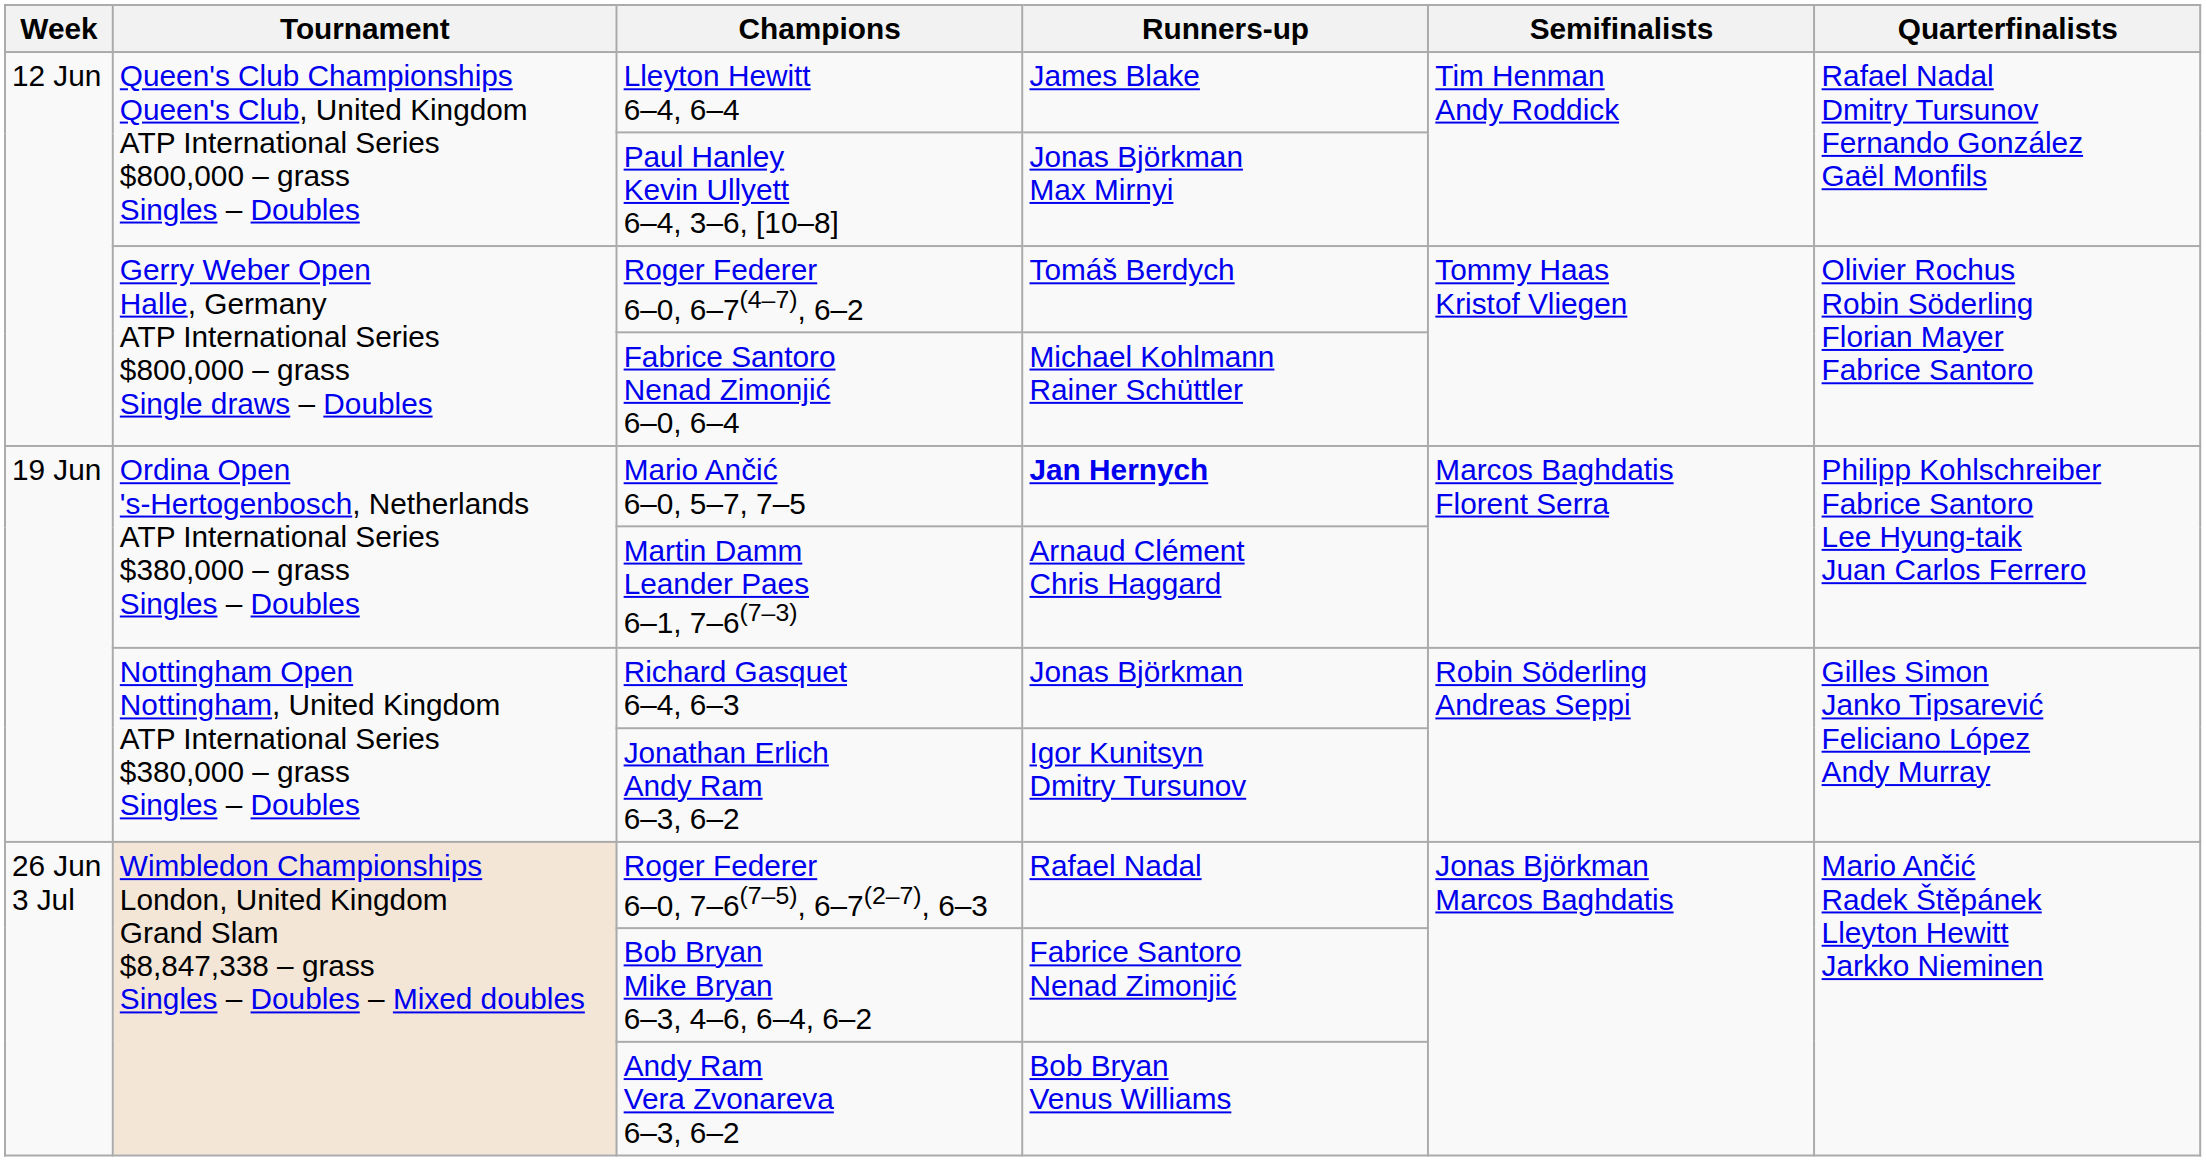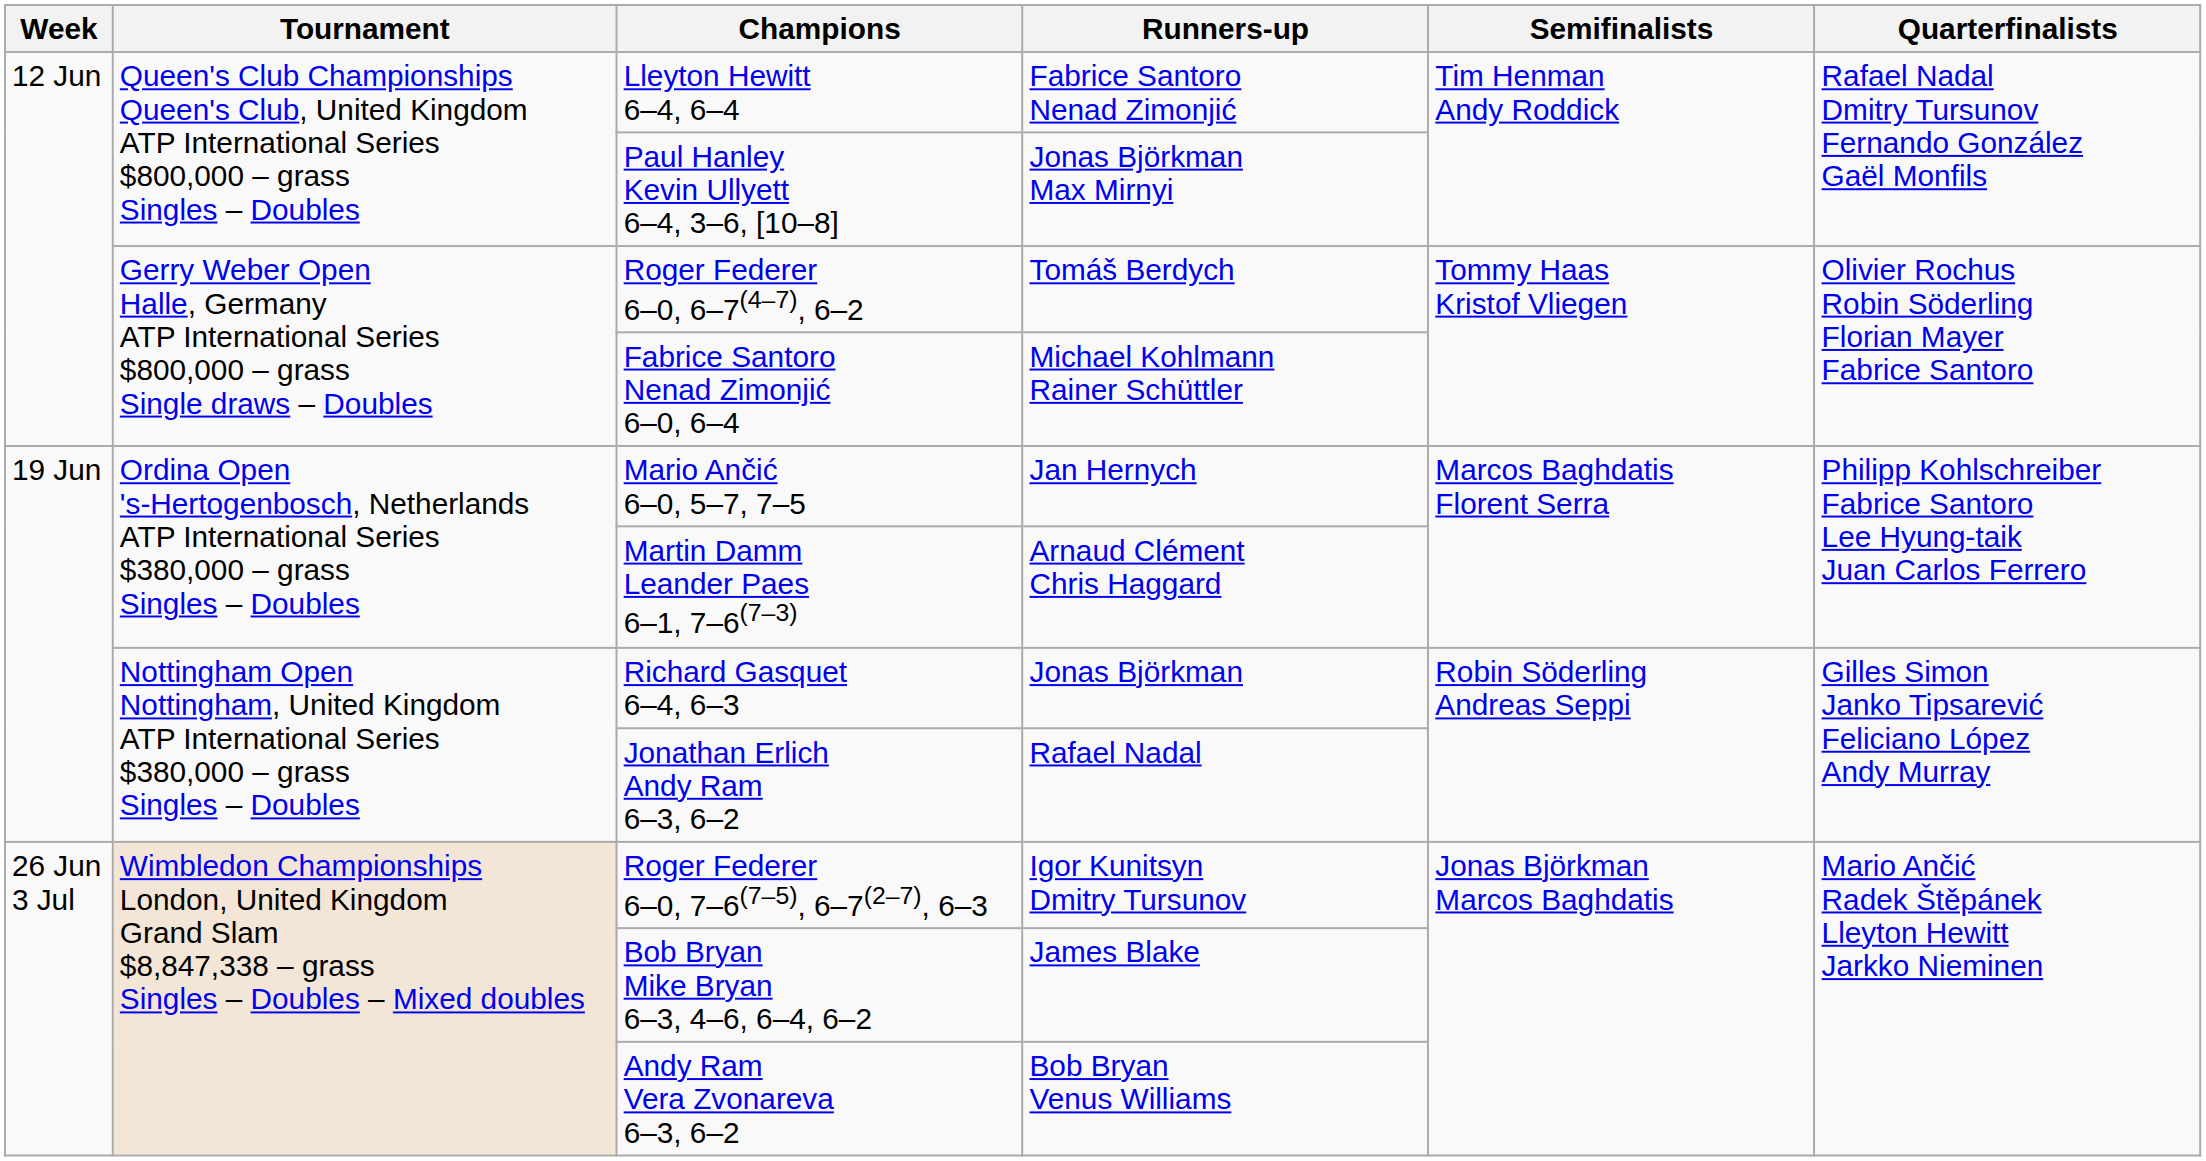(1115, 76) James Blake -> (1135, 93) Fabrice Santoro Nenad Zimonjić
(1119, 470) bold -> (1113, 470) normal
(1138, 768) Igor Kunitsyn Dmitry Tursunov -> (1116, 751) Rafael Nadal
(1116, 865) Rafael Nadal -> (1138, 882) Igor Kunitsyn Dmitry Tursunov
(1135, 968) Fabrice Santoro Nenad Zimonjić -> (1115, 952) James Blake
